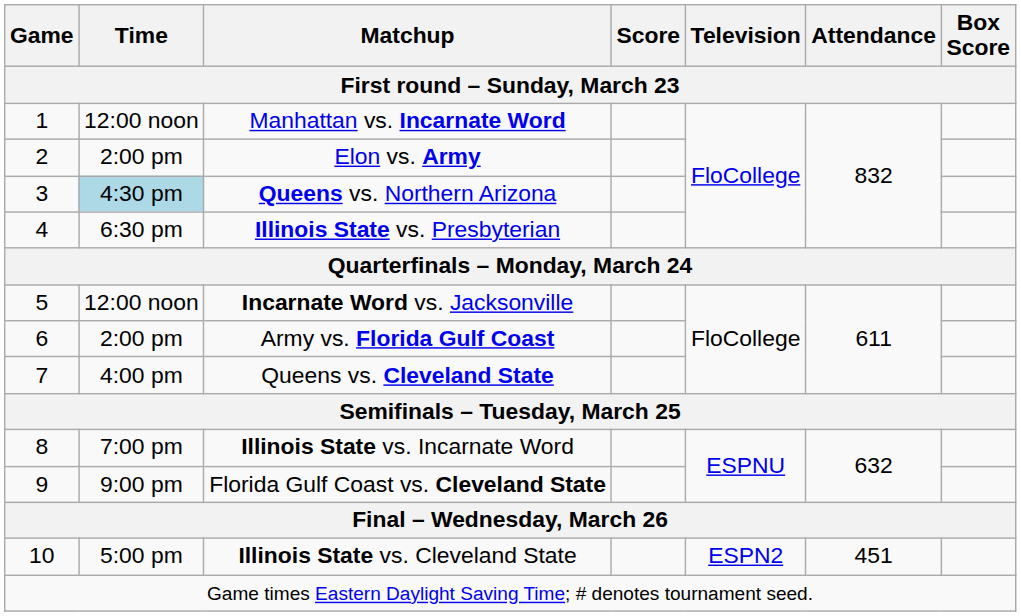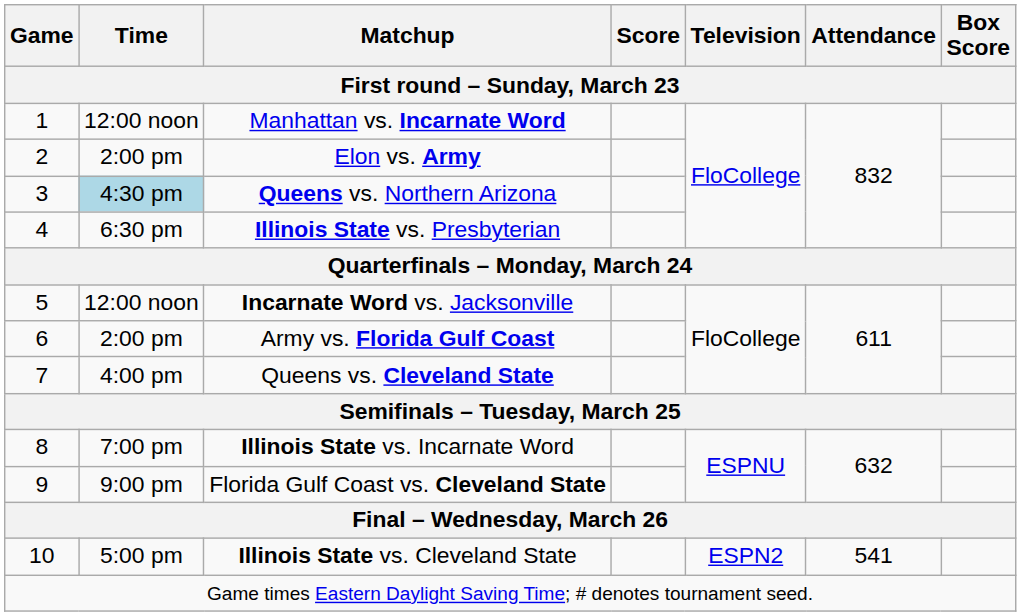(874, 556) 451 -> (874, 556) 541
